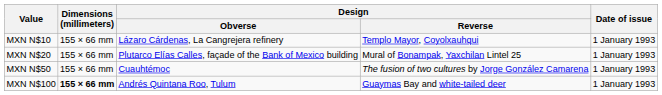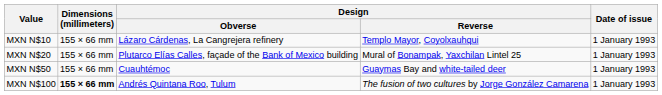(475, 69) The fusion of two cultures by Jorge González Camarena -> (434, 69) Guaymas Bay and white-tailed deer
(434, 84) Guaymas Bay and white-tailed deer -> (475, 84) The fusion of two cultures by Jorge González Camarena
